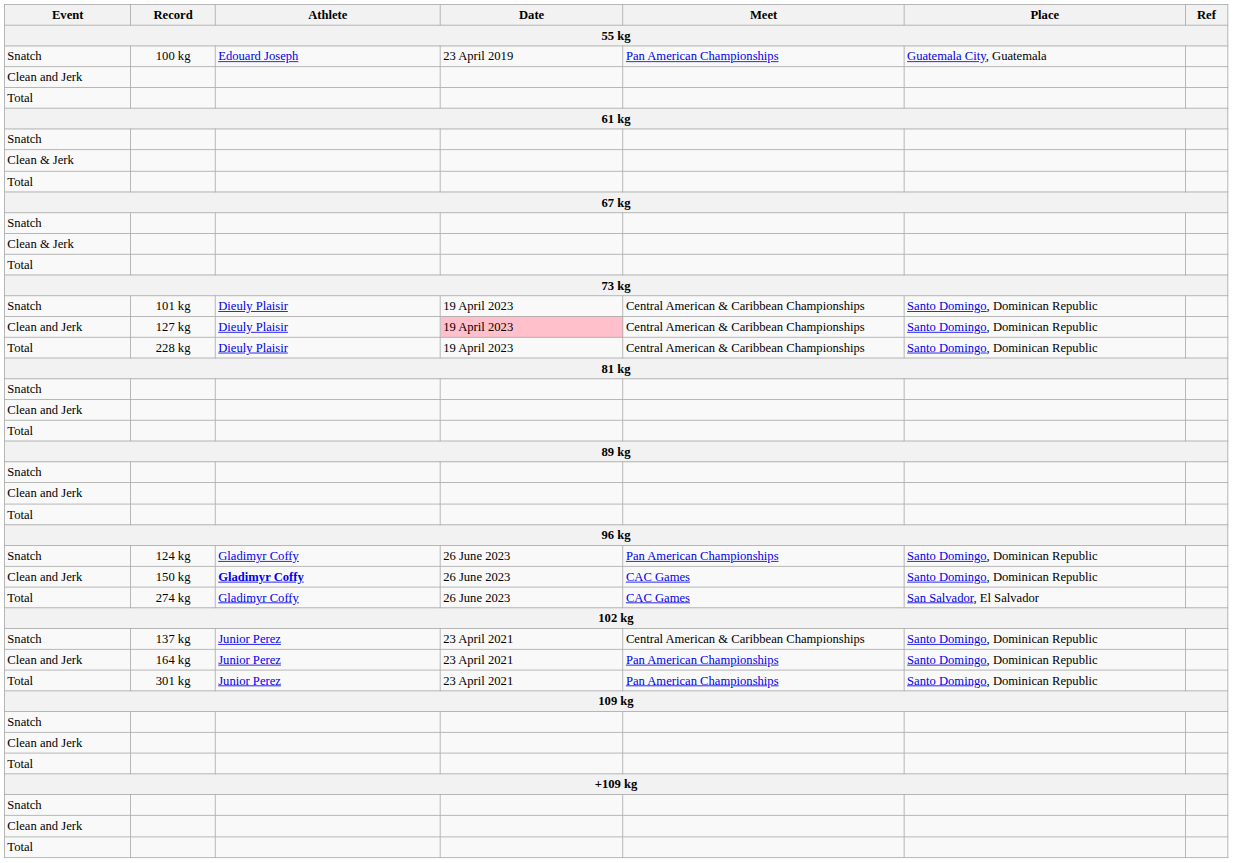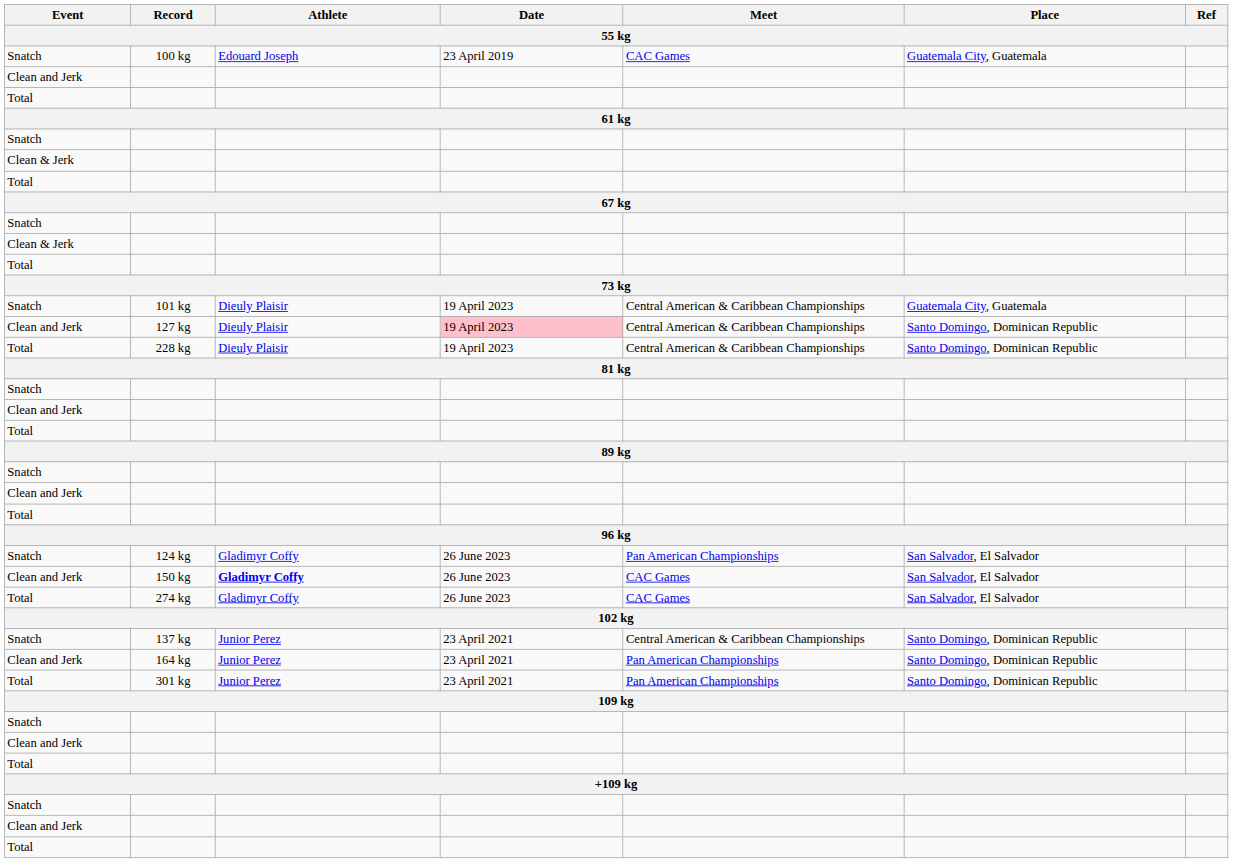(702, 56) Pan American Championships -> (658, 56) CAC Games
(1002, 306) Santo Domingo, Dominican Republic -> (977, 306) Guatemala City, Guatemala
(1002, 555) Santo Domingo, Dominican Republic -> (973, 555) San Salvador, El Salvador
(1002, 576) Santo Domingo, Dominican Republic -> (973, 576) San Salvador, El Salvador
